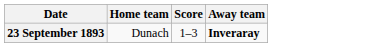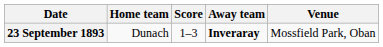+ column: (323, 14)
